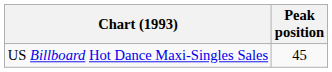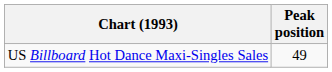(300, 55) 45 -> (300, 55) 49
